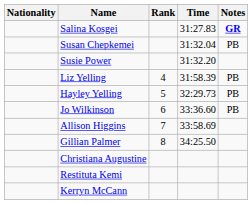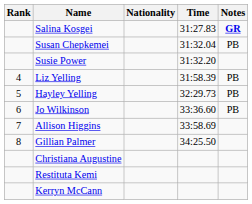columns swapped: (163, 12) <-> (31, 12)
